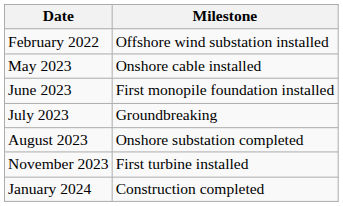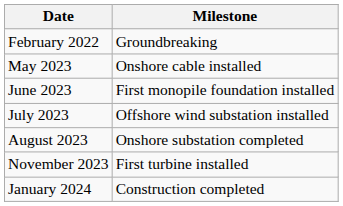(222, 41) Offshore wind substation installed -> (166, 41) Groundbreaking
(166, 115) Groundbreaking -> (222, 115) Offshore wind substation installed
